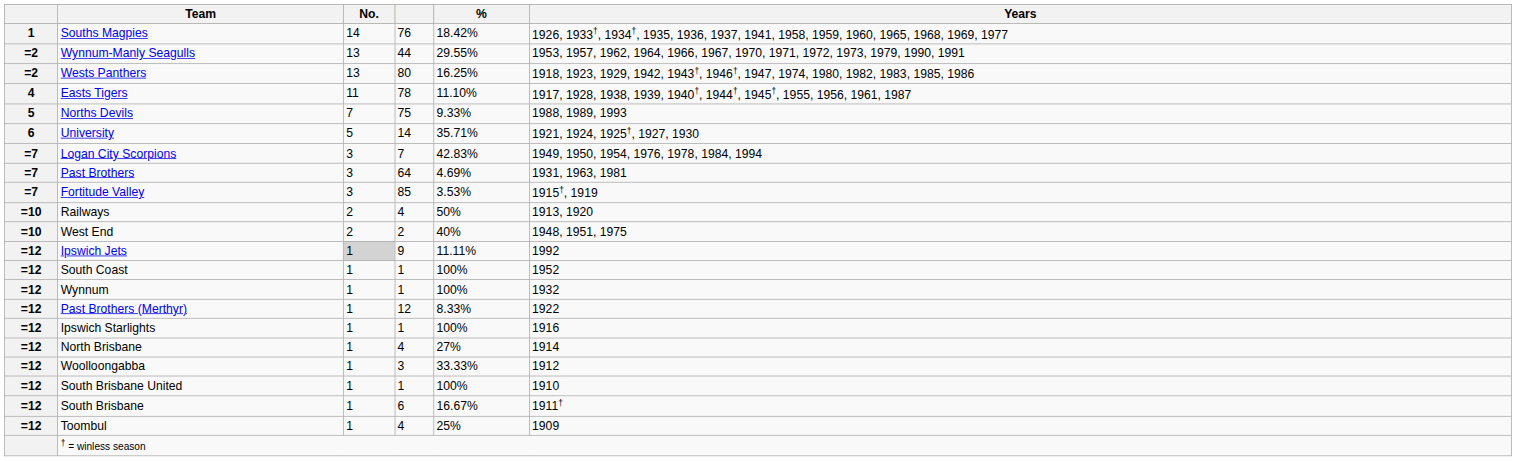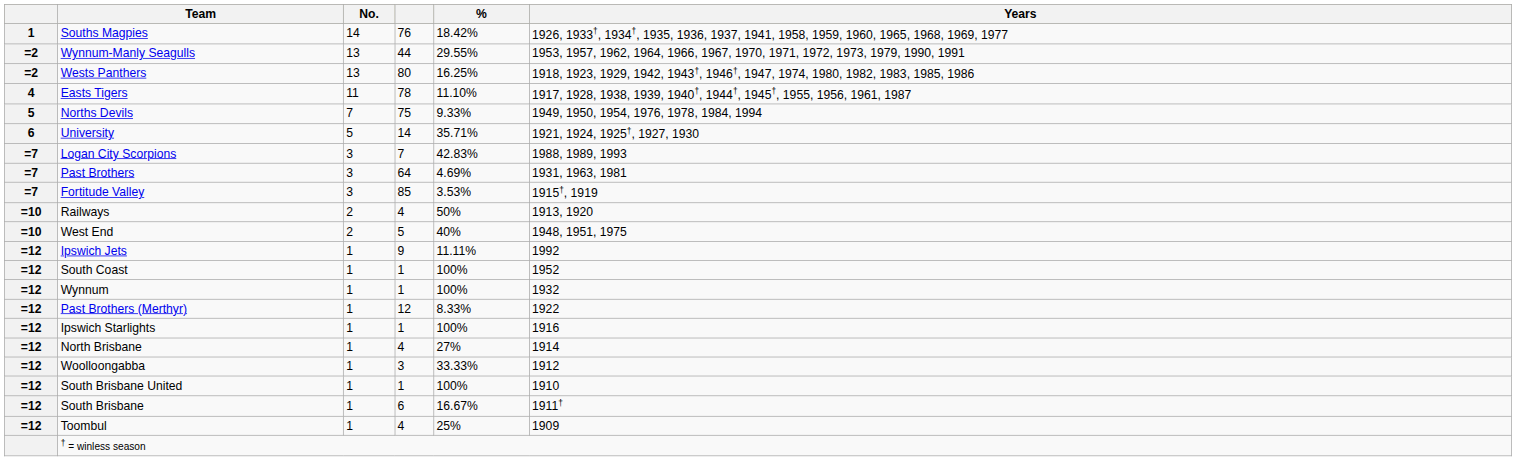(579, 113) 1988, 1989, 1993 -> (647, 113) 1949, 1950, 1954, 1976, 1978, 1984, 1994
(647, 153) 1949, 1950, 1954, 1976, 1978, 1984, 1994 -> (579, 153) 1988, 1989, 1993
(401, 231) 2 -> (401, 231) 5
(350, 251) lightgrey background -> (350, 251) no background
